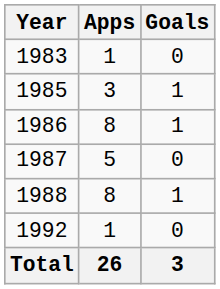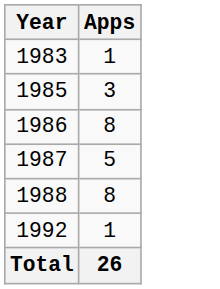- column: (177, 22)
